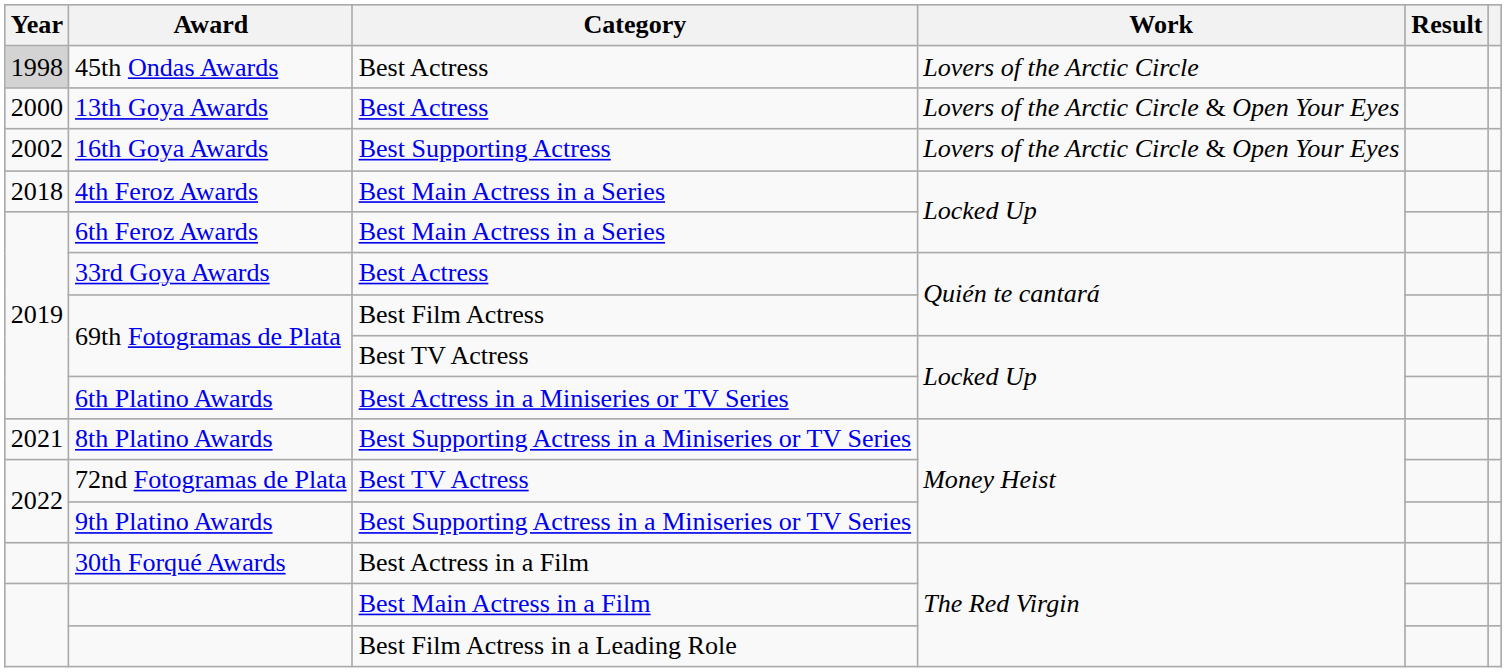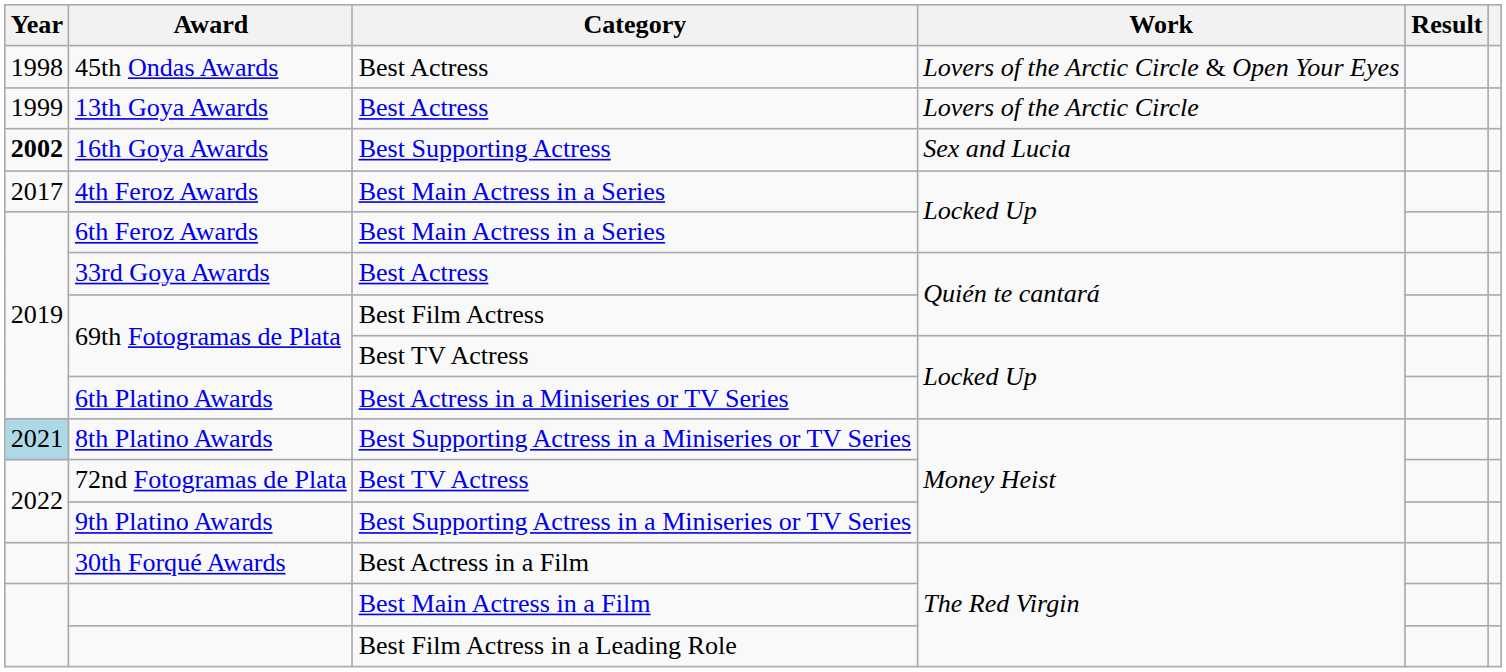(37, 66) lightgrey background -> (37, 66) no background
(1061, 66) Lovers of the Arctic Circle -> (1161, 66) Lovers of the Arctic Circle & Open Your Eyes
(37, 107) 2000 -> (37, 107) 1999
(1161, 107) Lovers of the Arctic Circle & Open Your Eyes -> (1061, 107) Lovers of the Arctic Circle
(37, 149) normal -> (37, 149) bold
(1161, 149) Lovers of the Arctic Circle & Open Your Eyes -> (997, 149) Sex and Lucia
(37, 190) 2018 -> (37, 190) 2017
(37, 438) no background -> (37, 438) lightblue background
